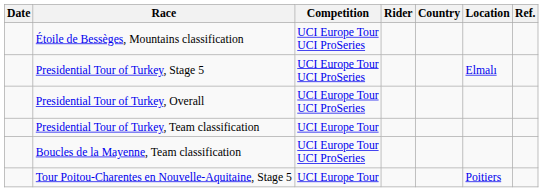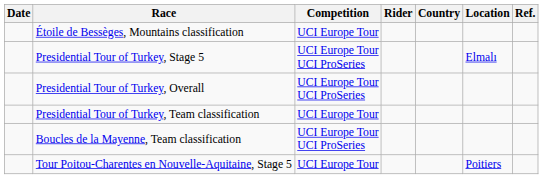(338, 38) UCI Europe Tour UCI ProSeries -> (338, 32) UCI Europe Tour
